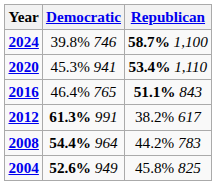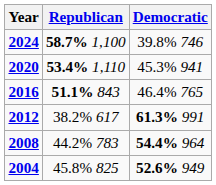columns swapped: (168, 17) <-> (83, 17)
